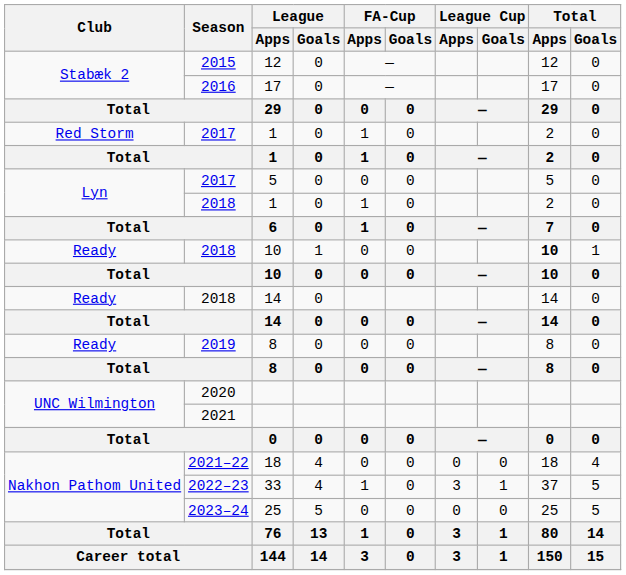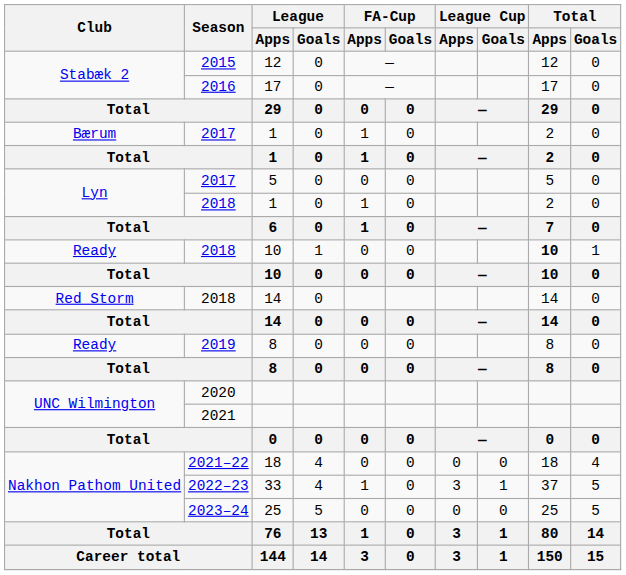(95, 134) Red Storm -> (95, 134) Bærum
(95, 299) Ready -> (95, 299) Red Storm
